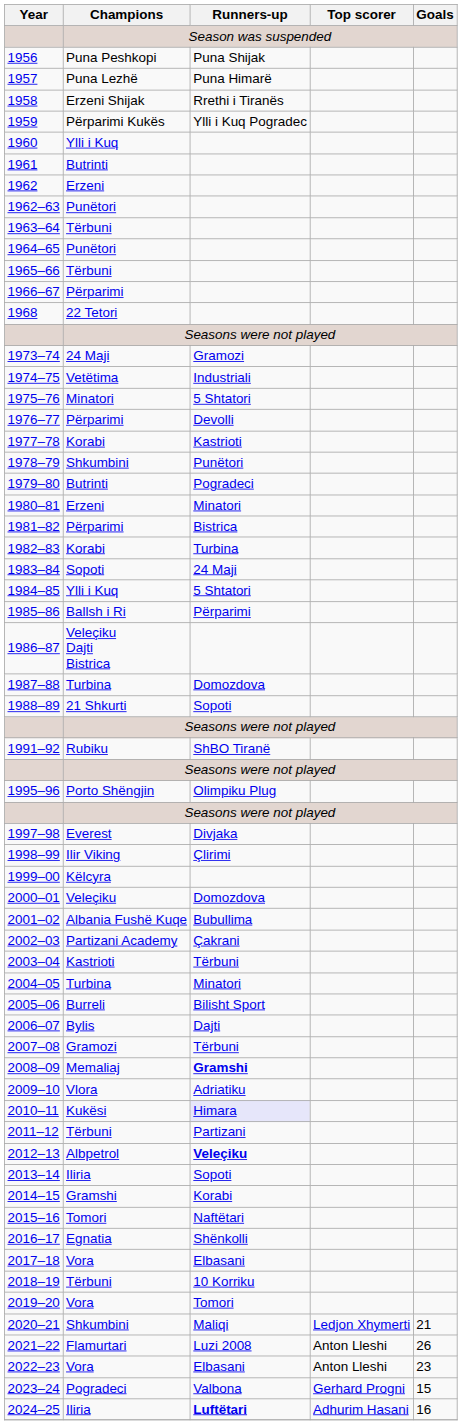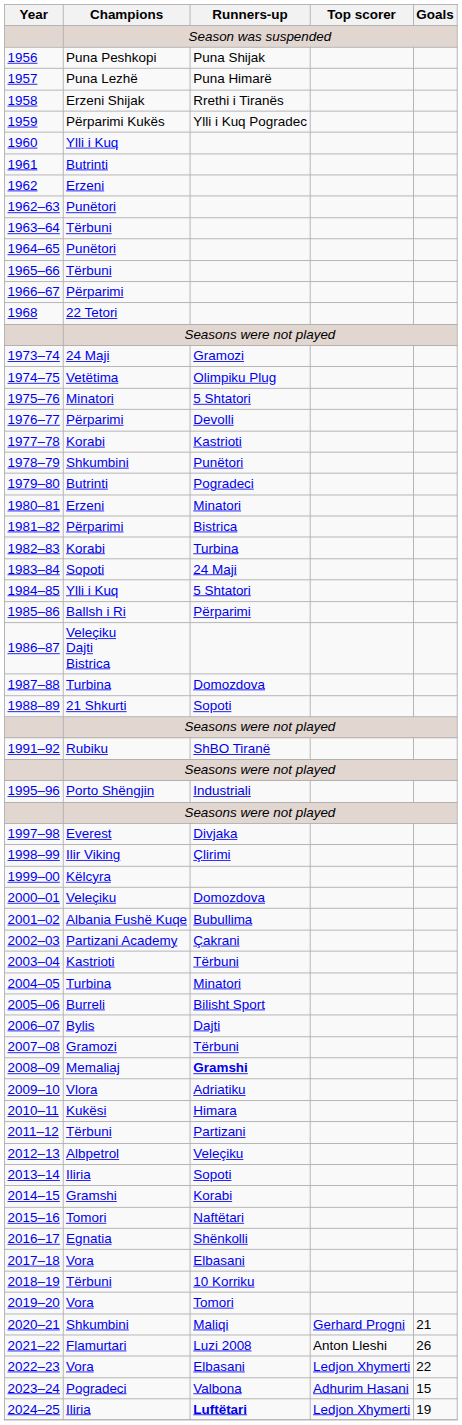(222, 377) Industriali -> (235, 377) Olimpiku Plug
(235, 791) Olimpiku Plug -> (222, 791) Industriali
(215, 1111) lavender background -> (215, 1111) no background
(220, 1153) bold -> (218, 1153) normal
(362, 1324) Ledjon Xhymerti -> (359, 1324) Gerhard Progni
(350, 1366) Anton Lleshi -> (362, 1366) Ledjon Xhymerti
(424, 1366) 23 -> (424, 1366) 22
(359, 1388) Gerhard Progni -> (361, 1388) Adhurim Hasani
(361, 1409) Adhurim Hasani -> (362, 1409) Ledjon Xhymerti
(424, 1409) 16 -> (424, 1409) 19
